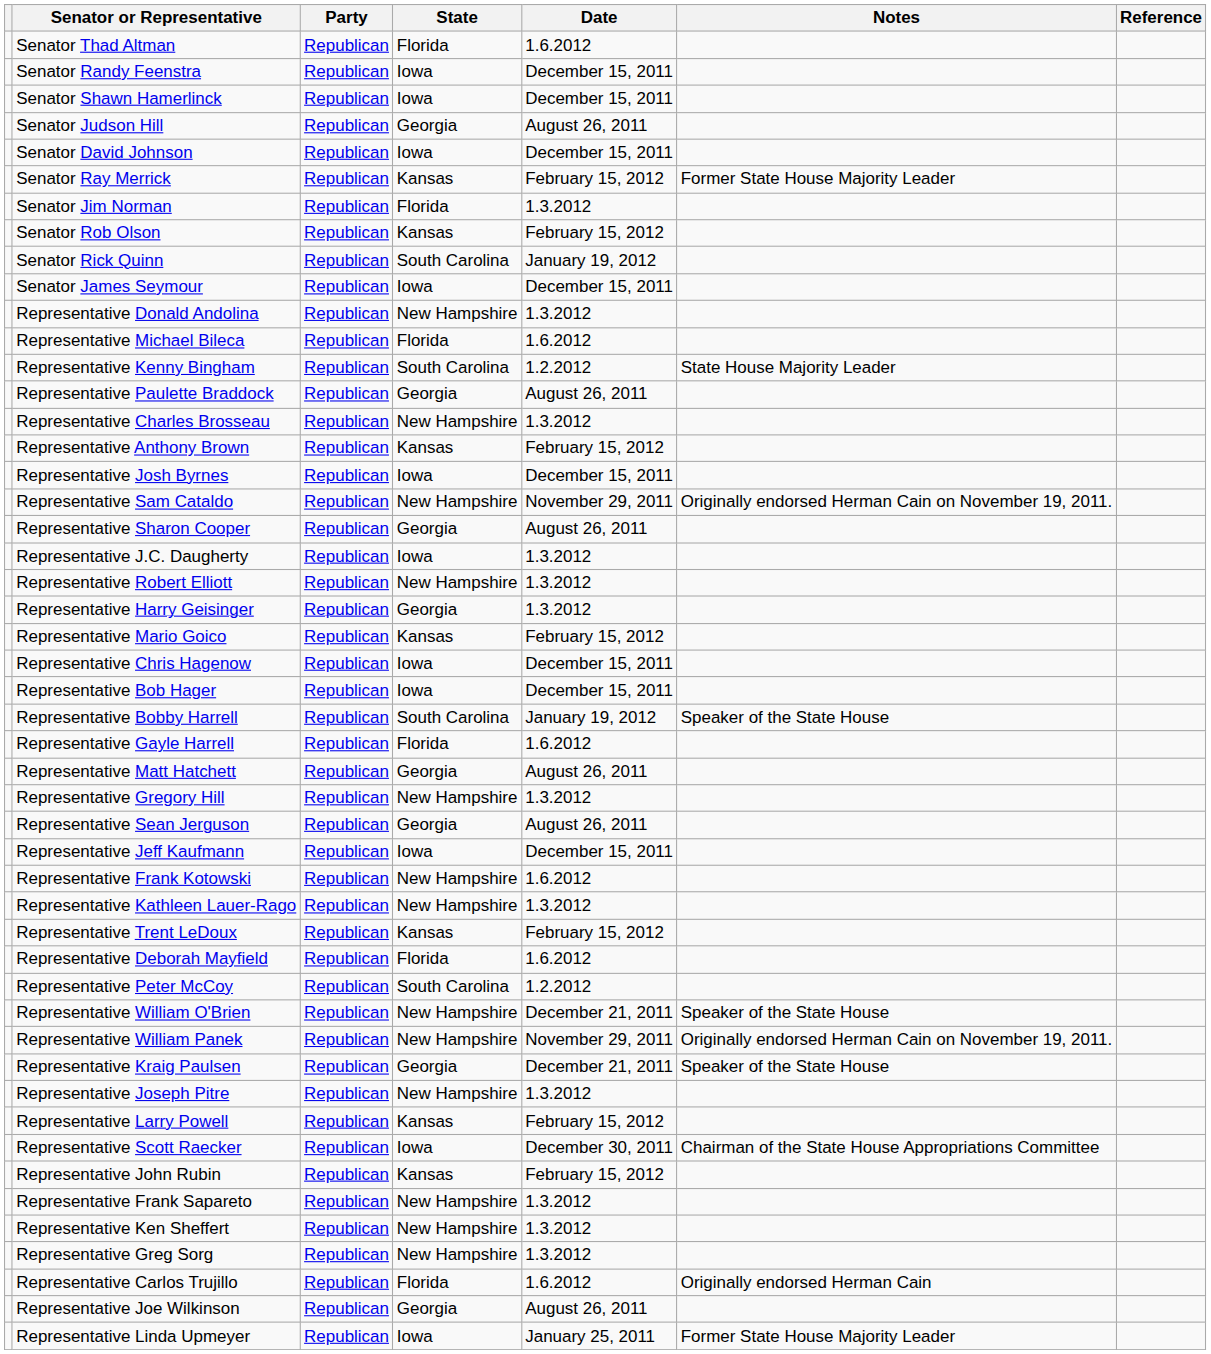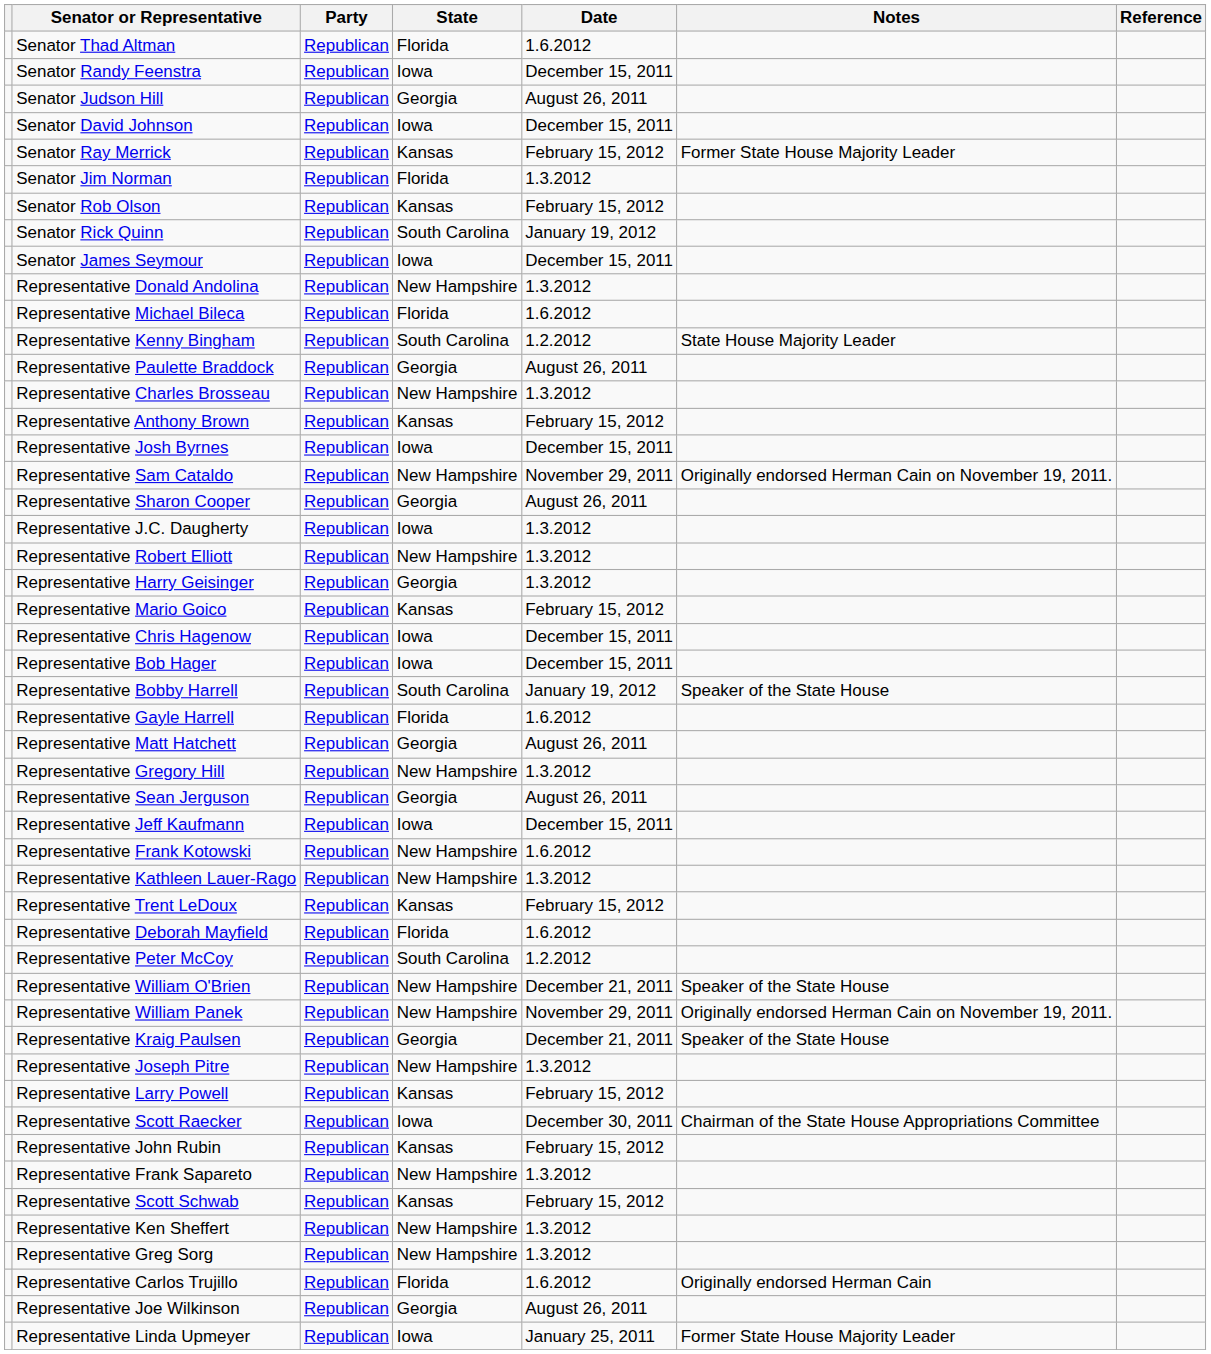- row: (119, 98)
+ row: (127, 1201)
